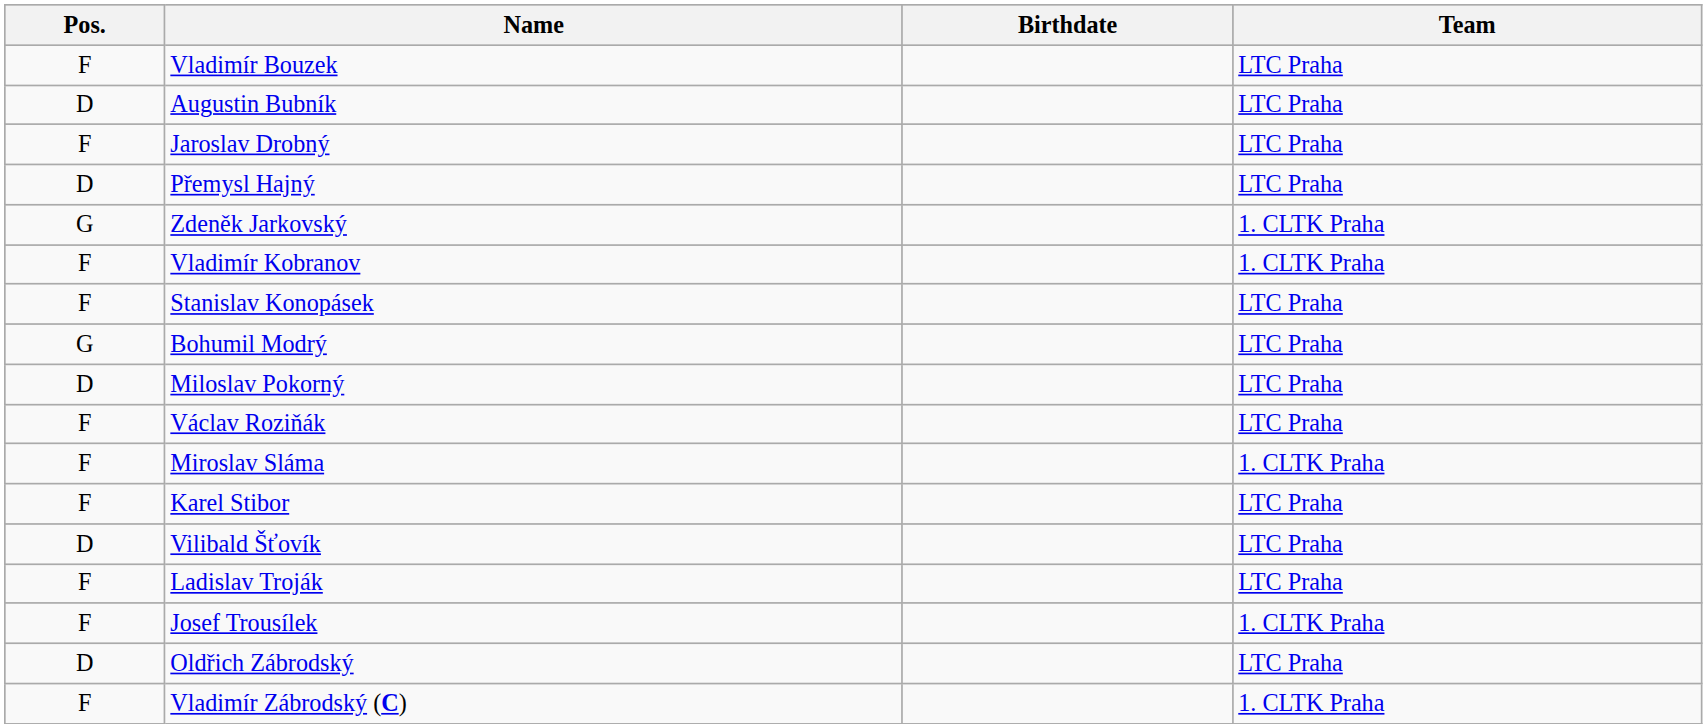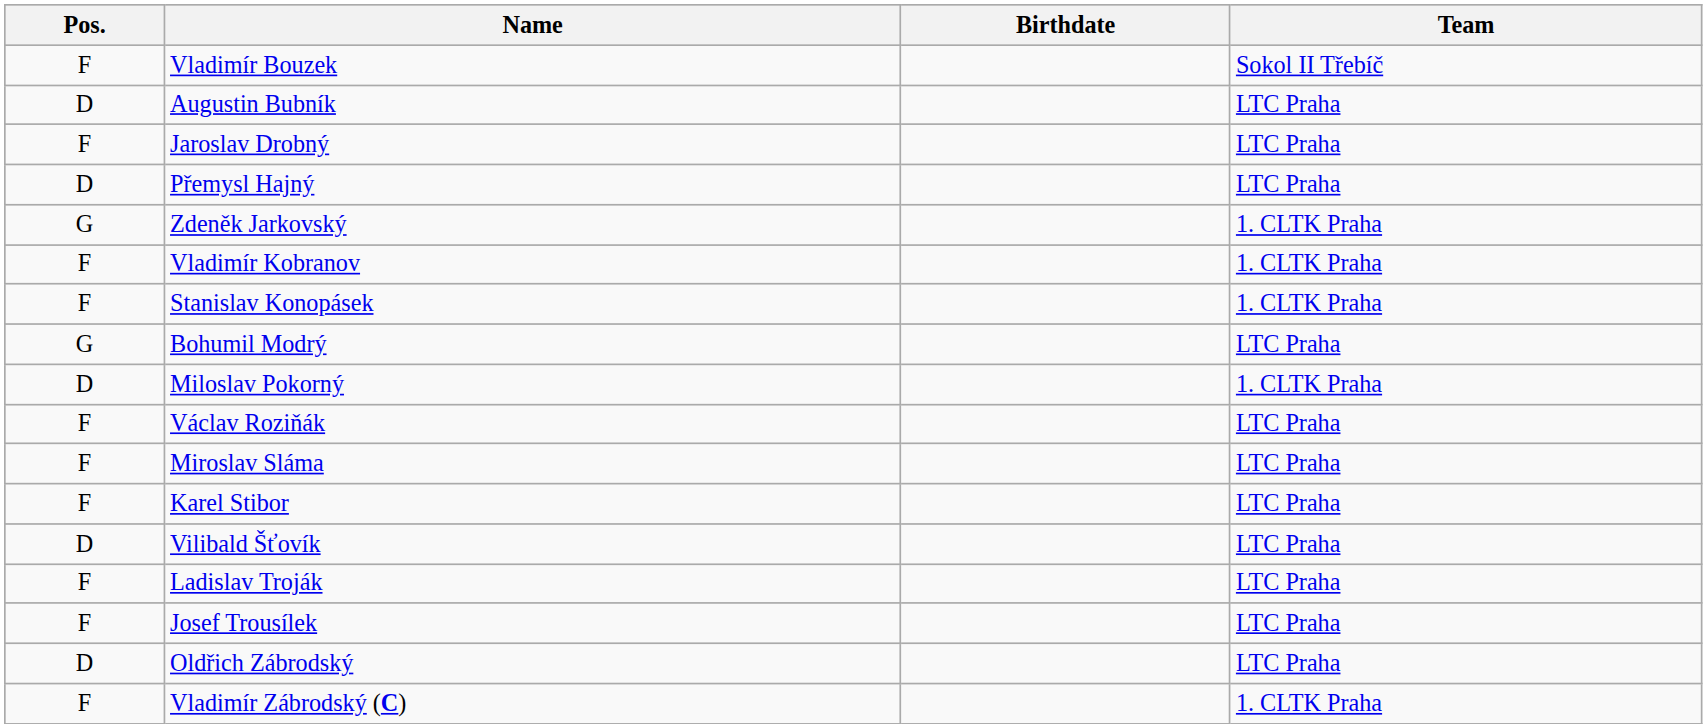(1291, 64) LTC Praha -> (1310, 64) Sokol II Třebíč
(1291, 304) LTC Praha -> (1309, 304) 1. CLTK Praha
(1291, 383) LTC Praha -> (1309, 383) 1. CLTK Praha
(1311, 463) 1. CLTK Praha -> (1288, 463) LTC Praha
(1311, 623) 1. CLTK Praha -> (1288, 623) LTC Praha
